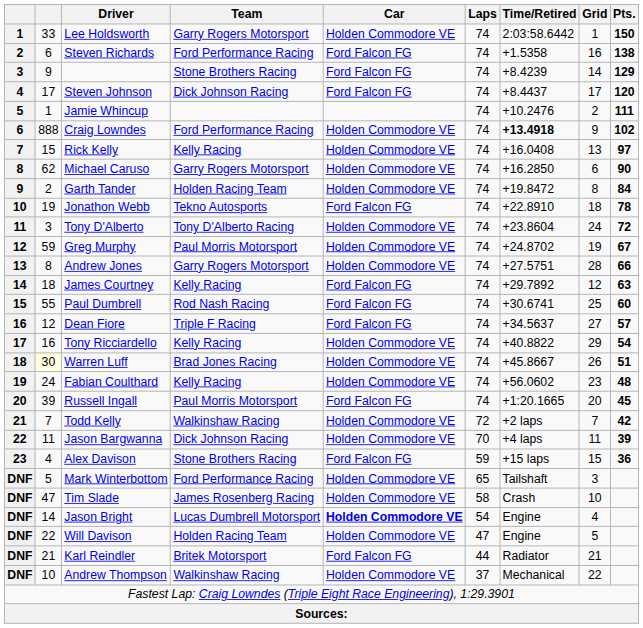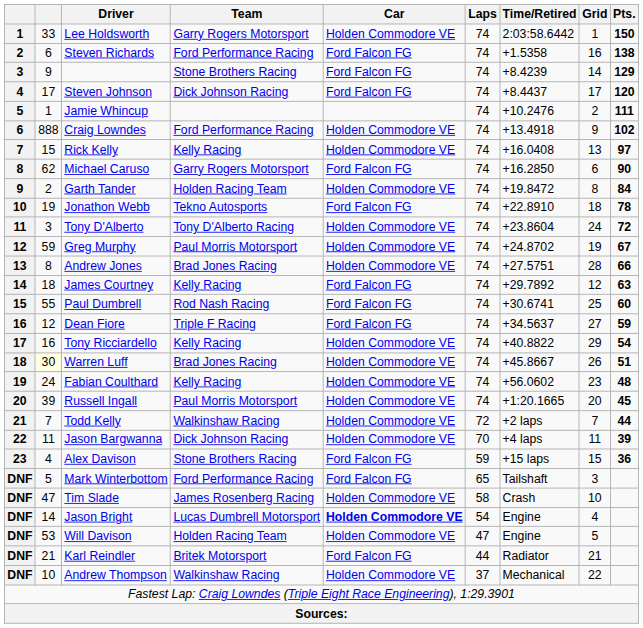(528, 131) bold -> (528, 131) normal
(391, 169) Holden Commodore VE -> (369, 169) Ford Falcon FG
(241, 266) Garry Rogers Motorsport -> (225, 266) Brad Jones Racing
(624, 324) 57 -> (624, 324) 59
(369, 401) Ford Falcon FG -> (391, 401) Holden Commodore VE
(624, 421) 42 -> (624, 421) 44
(391, 479) Holden Commodore VE -> (369, 479) Ford Falcon FG
(48, 537) 22 -> (48, 537) 53
